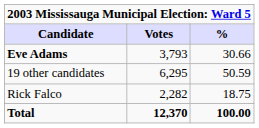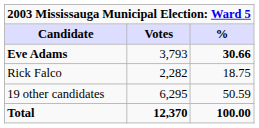(237, 53) normal -> (237, 53) bold
rows swapped: (34, 93) <-> (56, 73)
